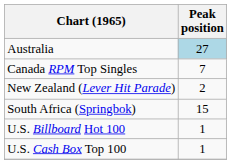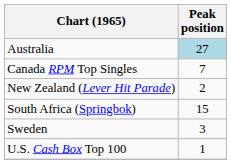+ row: (27, 128)
- row: (66, 128)
